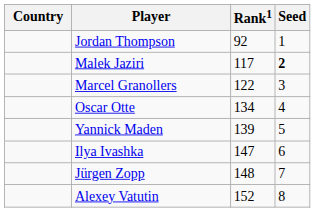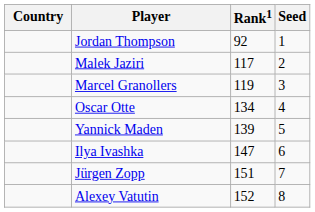(282, 63) bold -> (282, 63) normal
(244, 85) 122 -> (244, 85) 119
(244, 173) 148 -> (244, 173) 151
